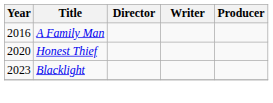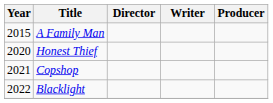(19, 32) 2016 -> (19, 32) 2015
+ row: (57, 70)
(19, 70) 2023 -> (19, 88) 2022
